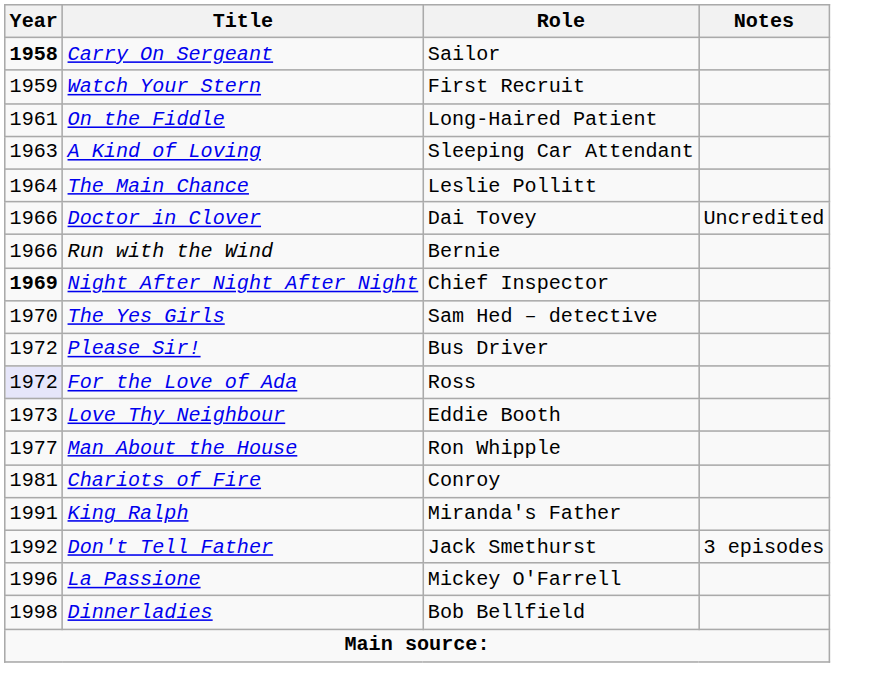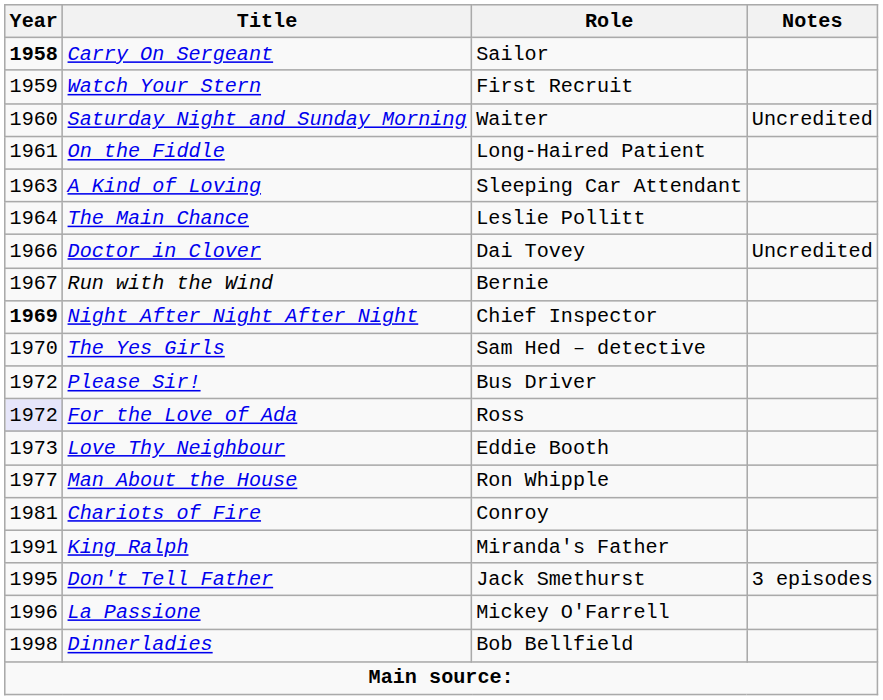+ row: (267, 120)
(34, 251) 1966 -> (34, 284) 1967
(34, 547) 1992 -> (34, 579) 1995
